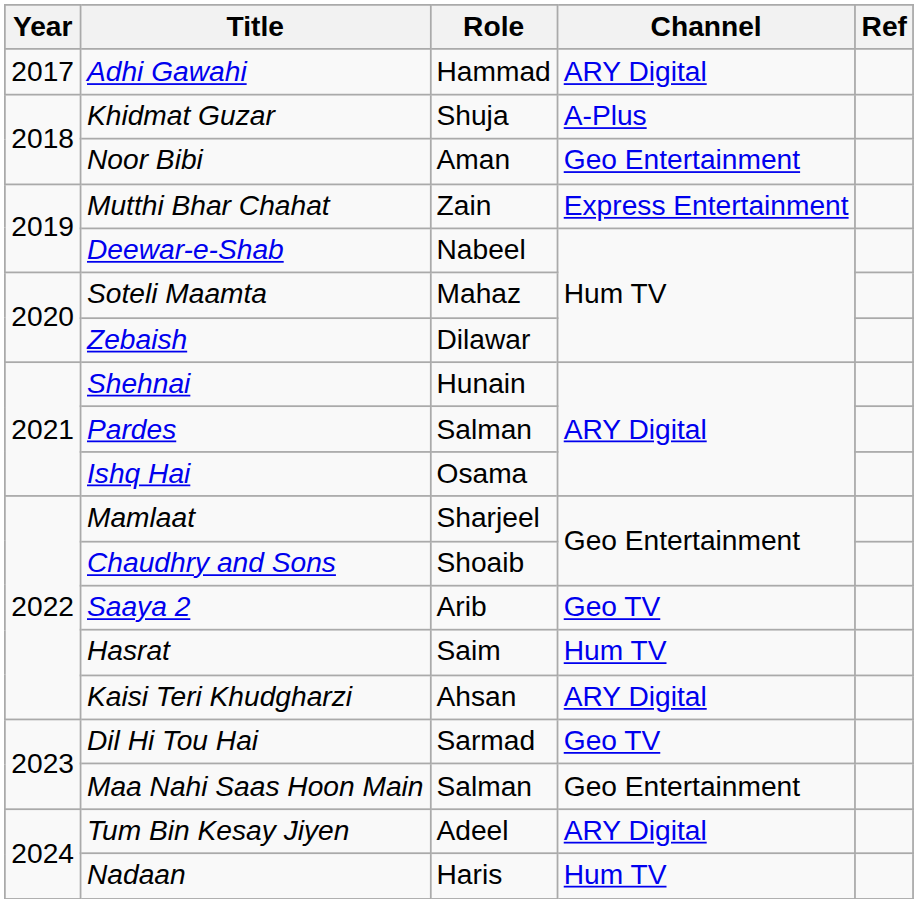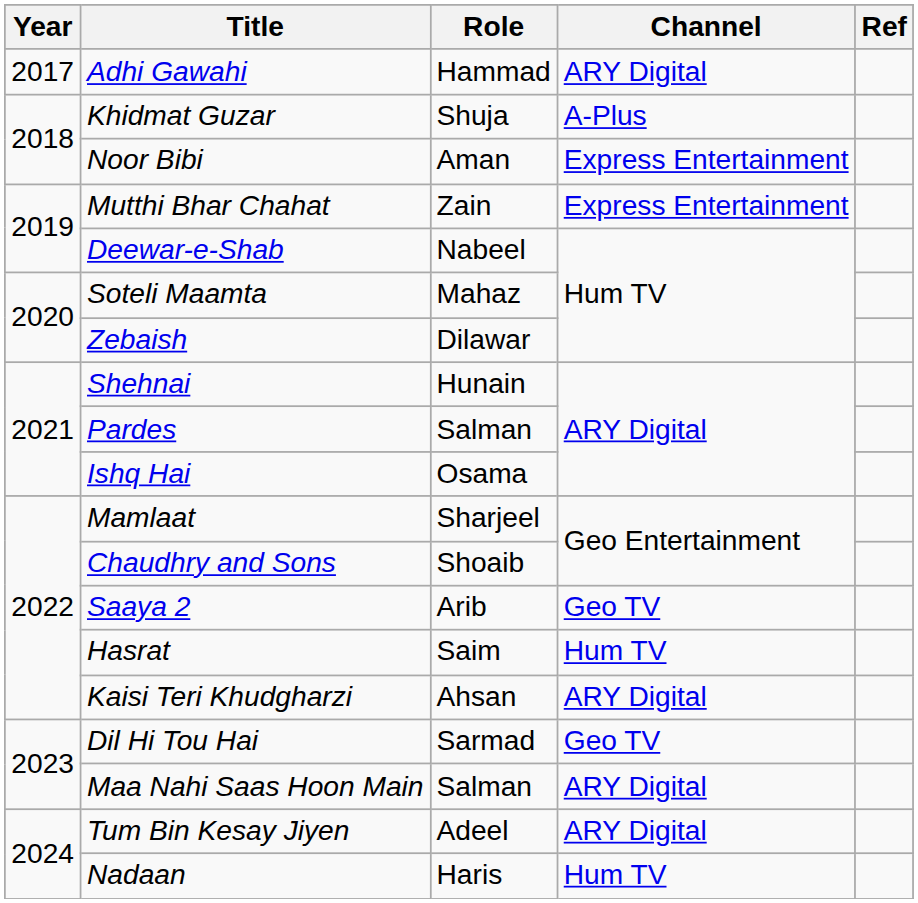(682, 160) Geo Entertainment -> (706, 160) Express Entertainment
(682, 786) Geo Entertainment -> (635, 786) ARY Digital
